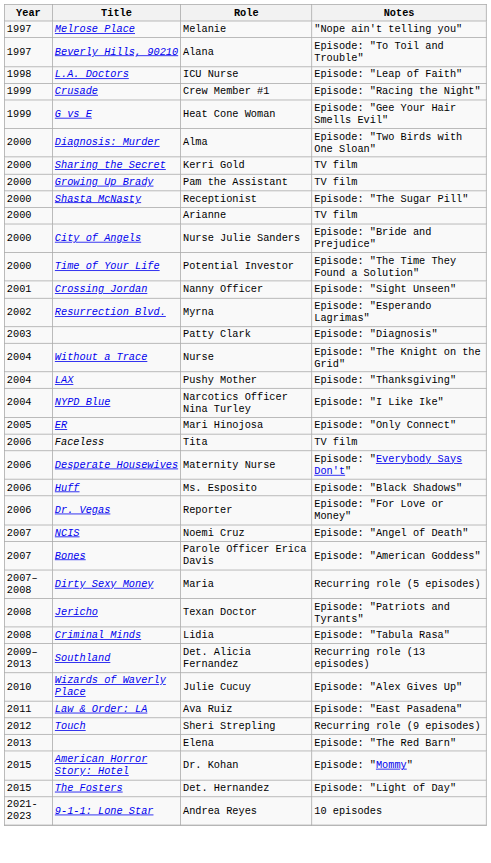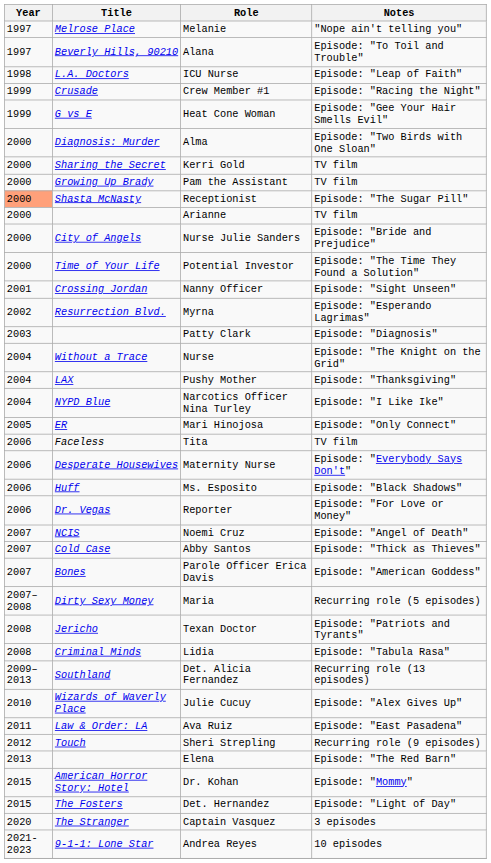(19, 199) no background -> (19, 199) lightsalmon background
+ row: (217, 550)
+ row: (229, 822)
